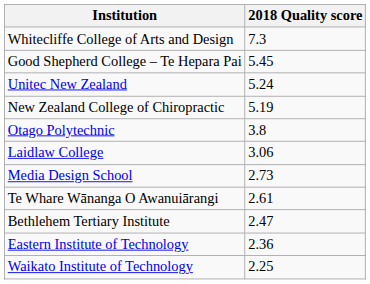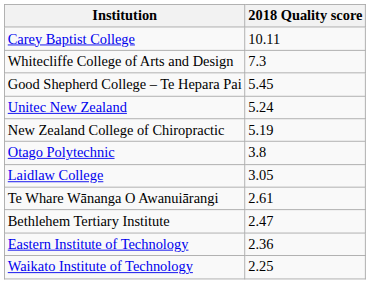+ row: (71, 38)
(261, 152) 3.06 -> (261, 175) 3.05
- row: (70, 175)
